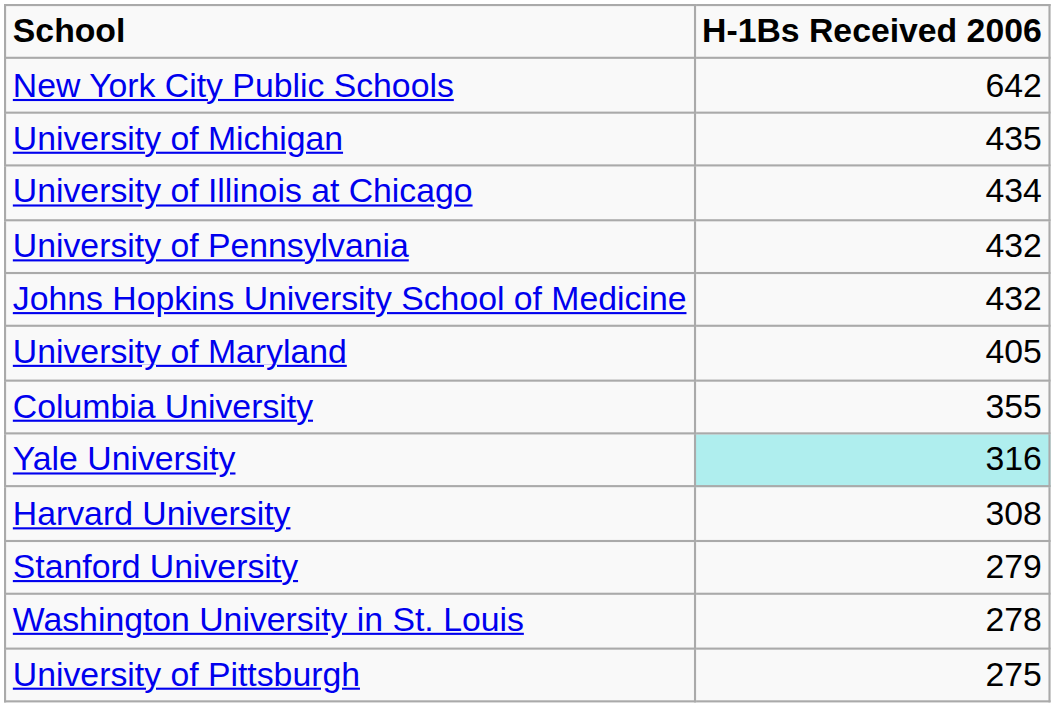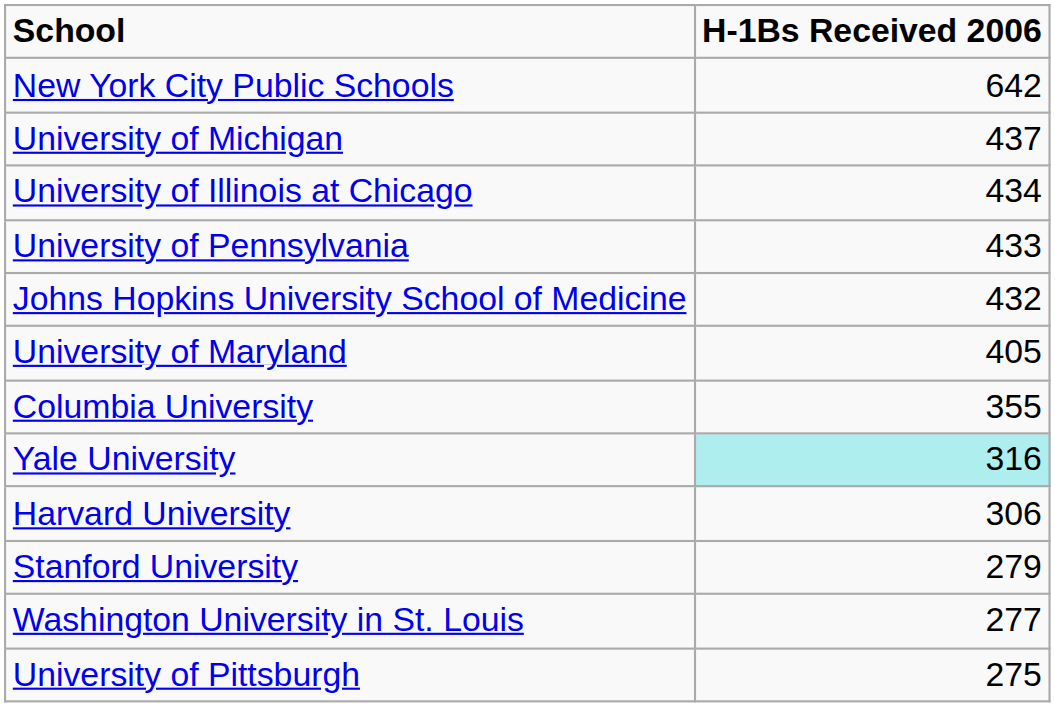(1014, 138) 435 -> (1014, 138) 437
(1014, 245) 432 -> (1014, 245) 433
(1014, 513) 308 -> (1014, 513) 306
(1014, 620) 278 -> (1014, 620) 277
